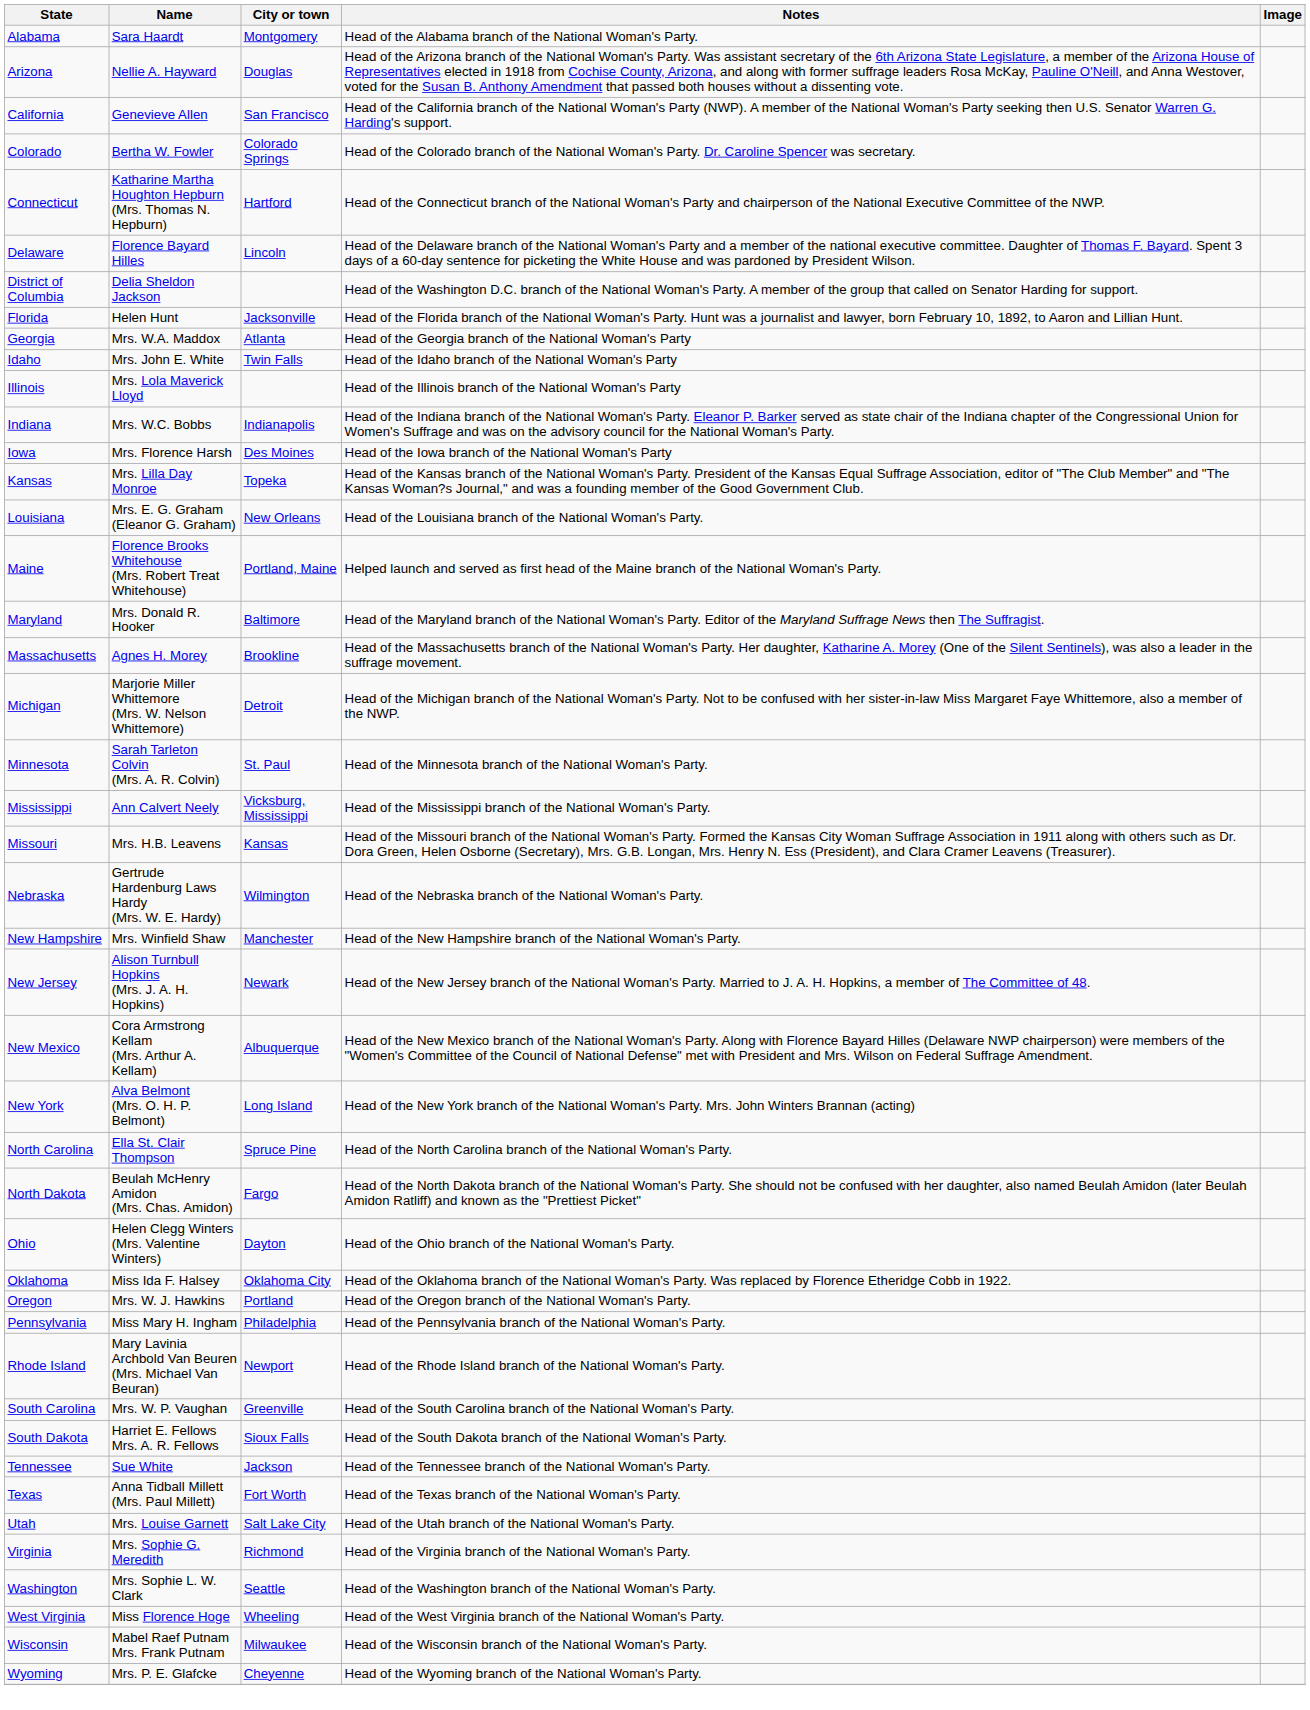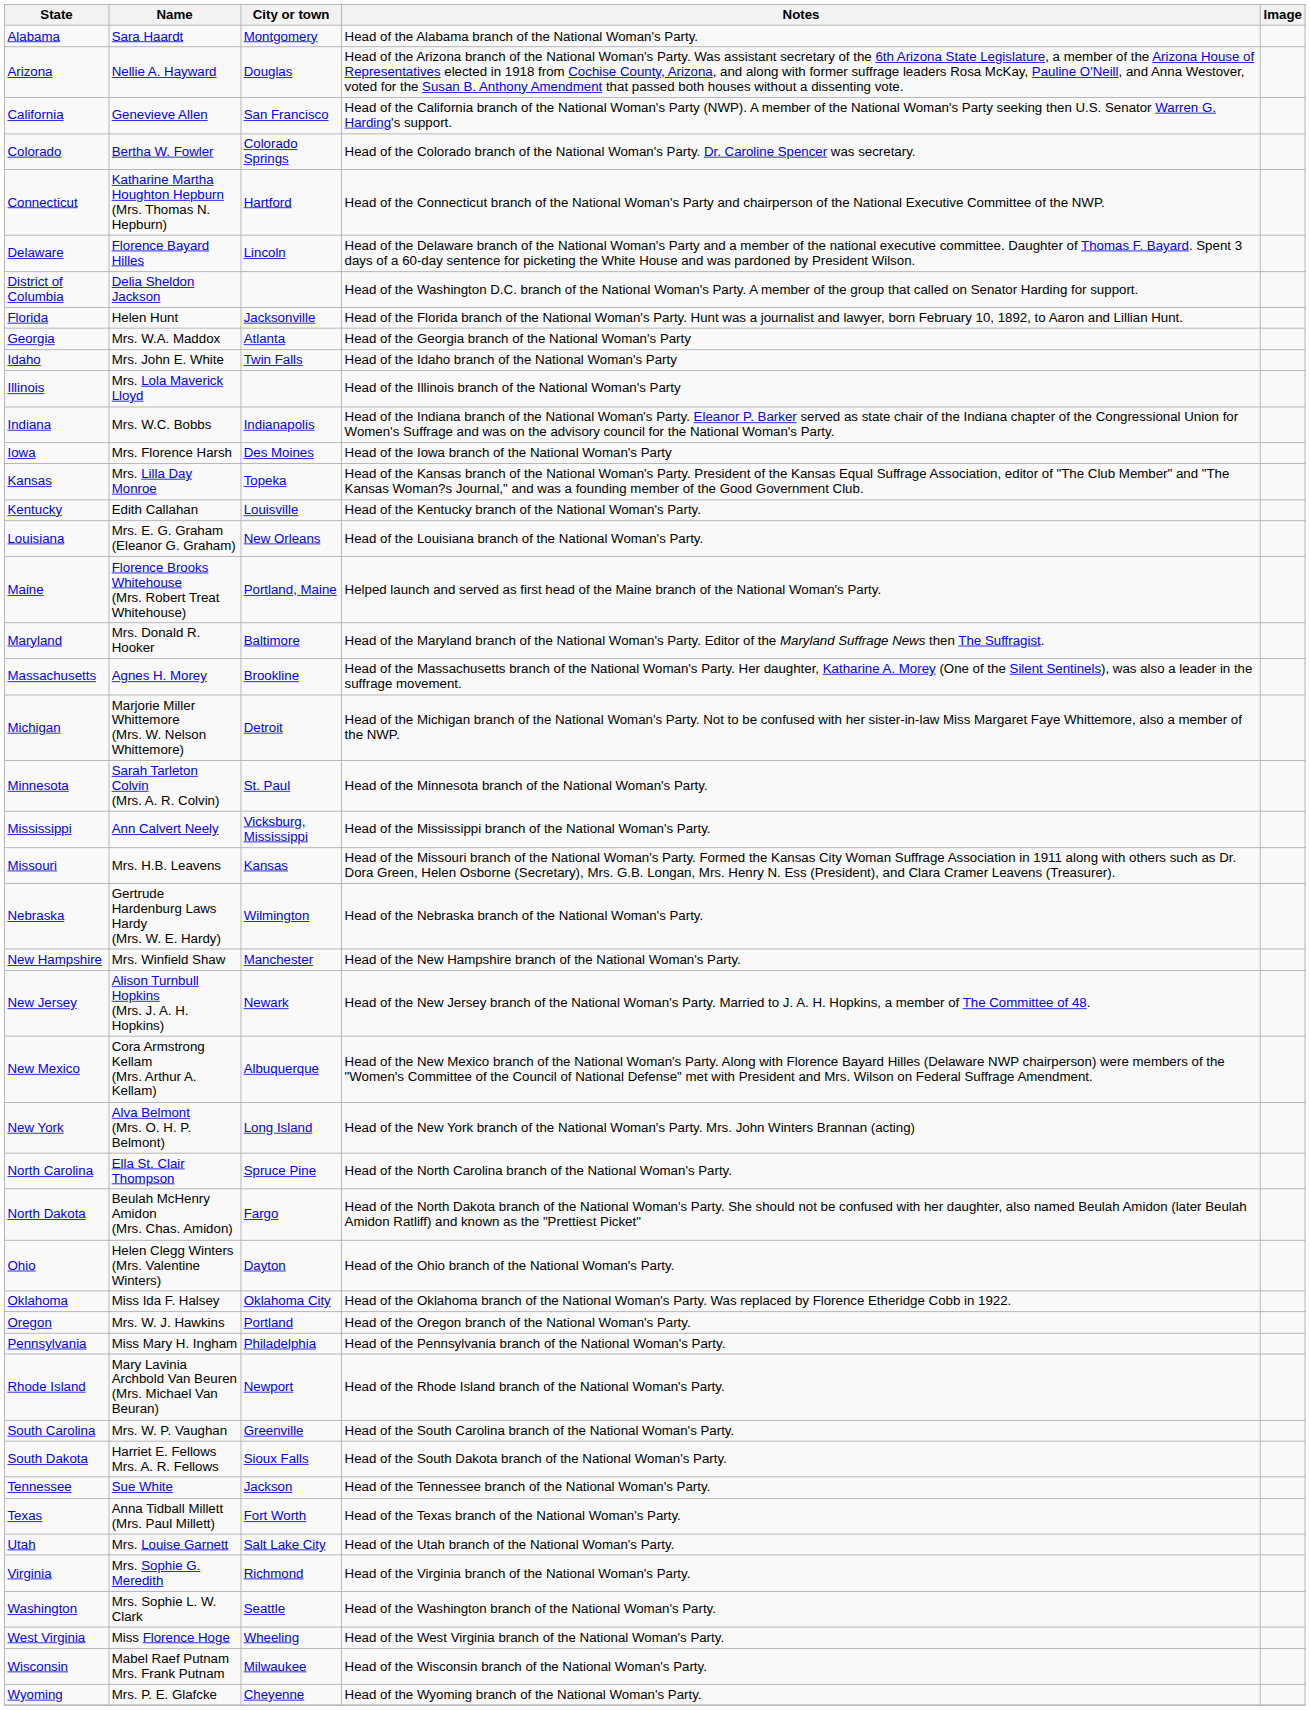+ row: (35, 510)
